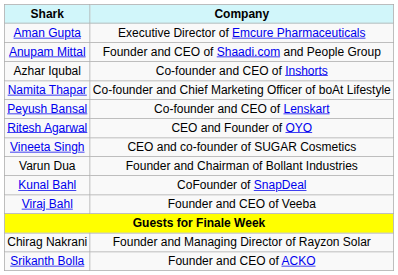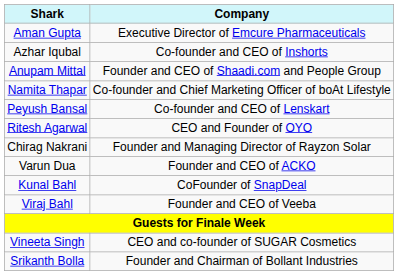rows swapped: (47, 52) <-> (47, 71)
rows swapped: (47, 147) <-> (47, 242)
(242, 166) Founder and Chairman of Bollant Industries -> (242, 166) Founder and CEO of ACKO
(242, 261) Founder and CEO of ACKO -> (242, 261) Founder and Chairman of Bollant Industries
